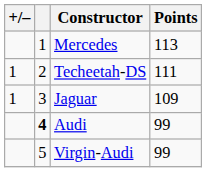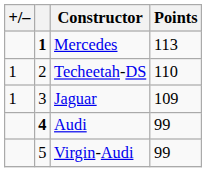(42, 44) normal -> (42, 44) bold
(166, 71) 111 -> (166, 71) 110
